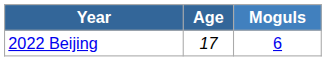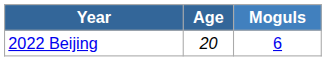(208, 43) 17 -> (208, 43) 20
